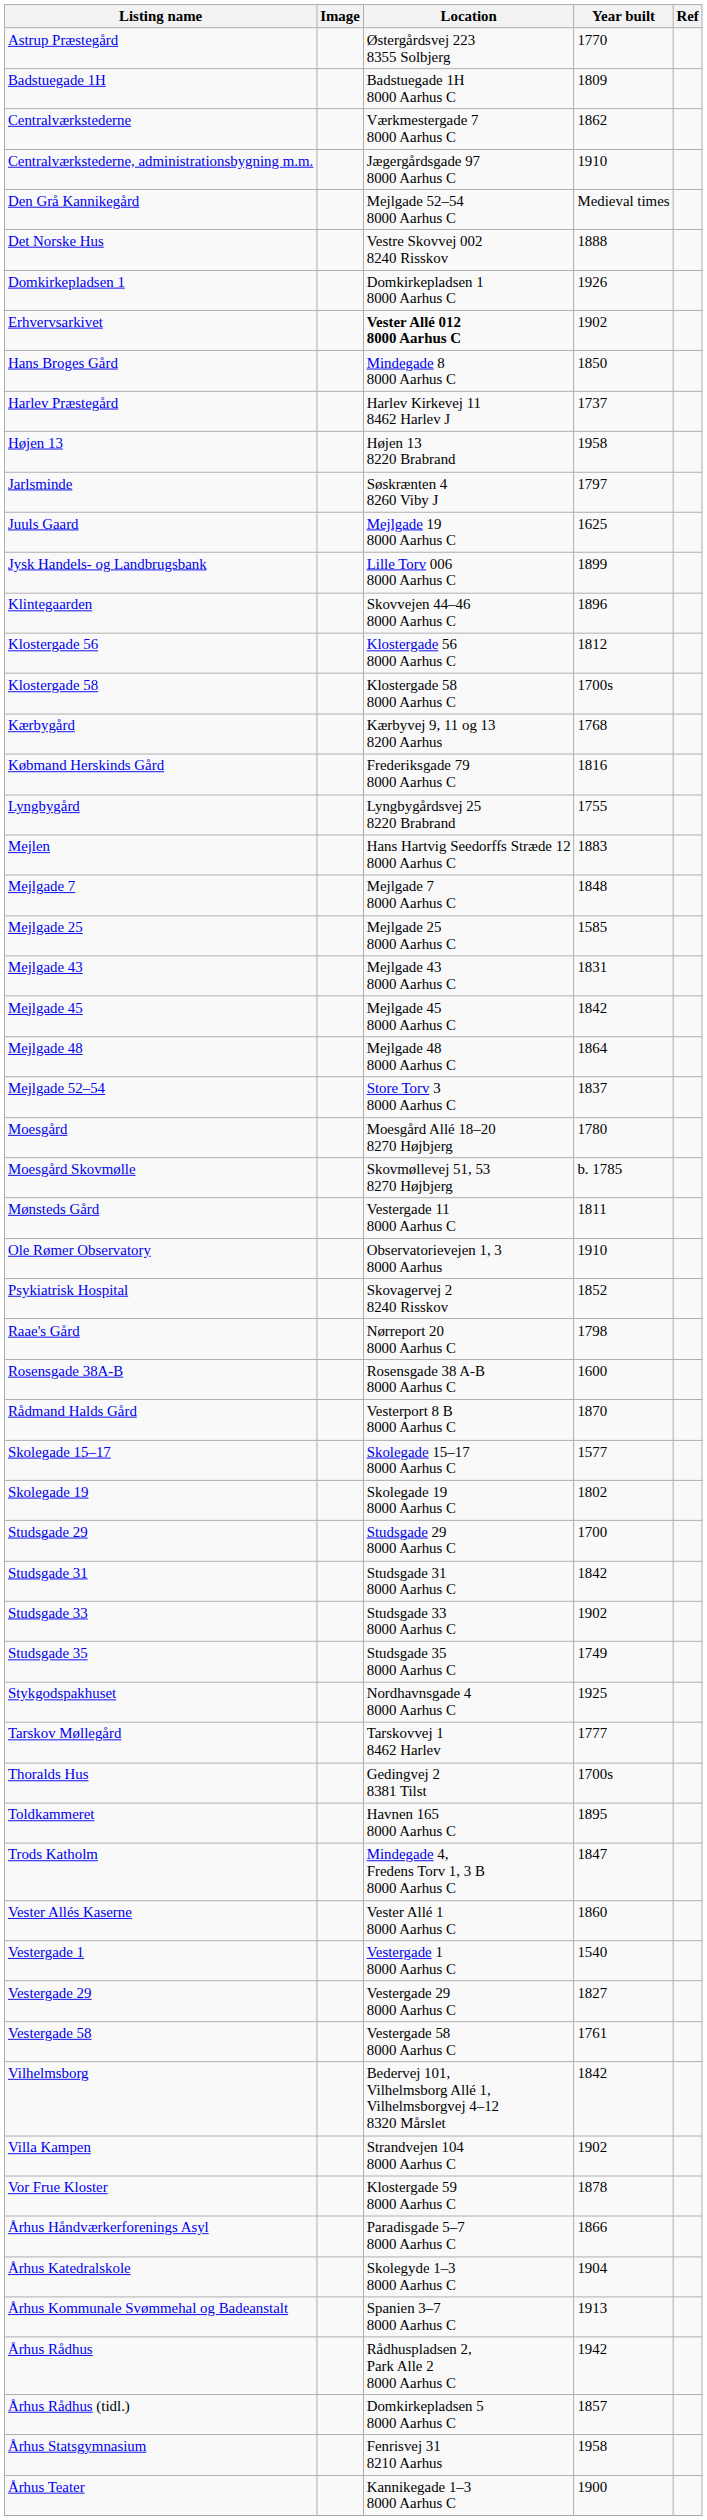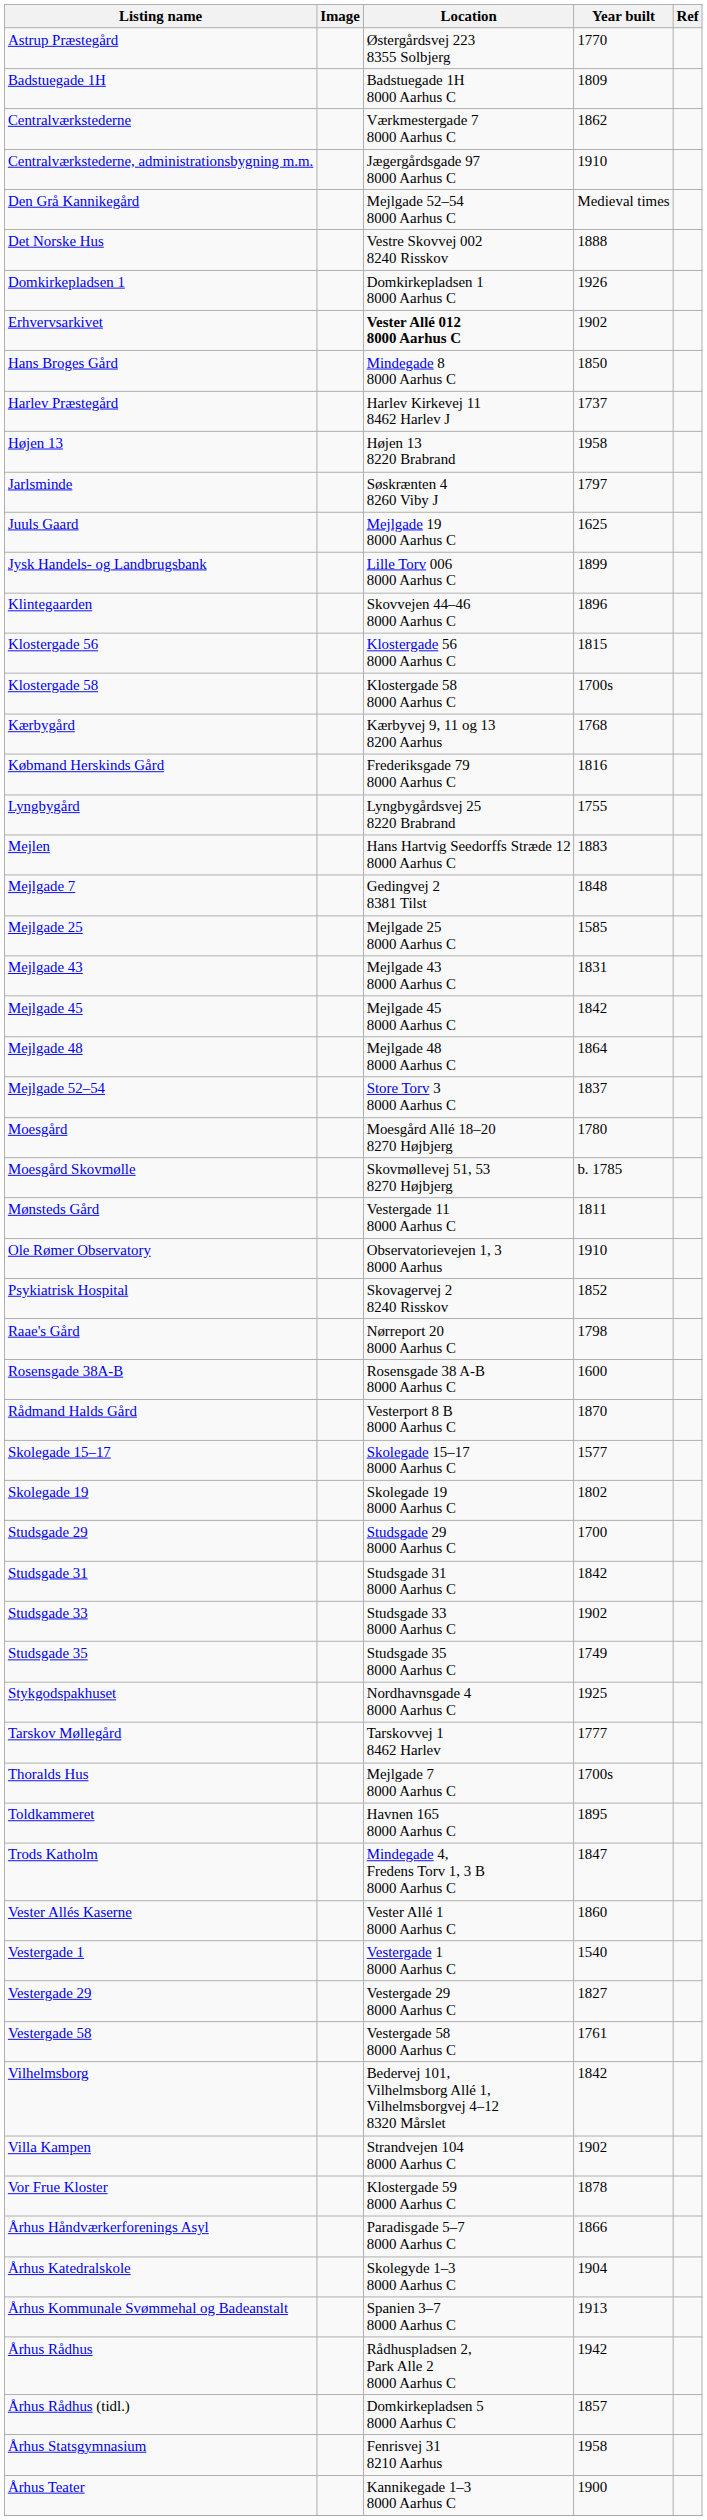(592, 644) 1812 -> (592, 644) 1815
(411, 895) Mejlgade 7 8000 Aarhus C -> (403, 895) Gedingvej 2 8381 Tilst
(403, 1782) Gedingvej 2 8381 Tilst -> (411, 1782) Mejlgade 7 8000 Aarhus C
